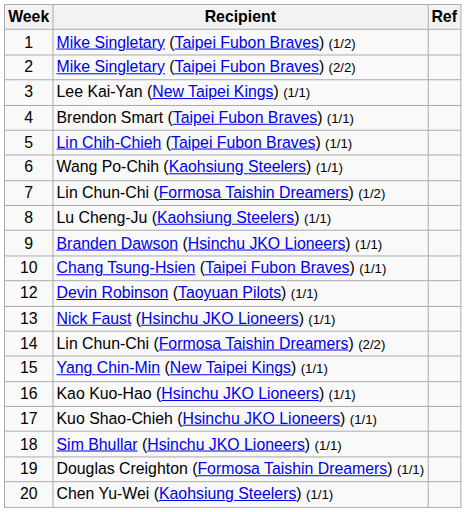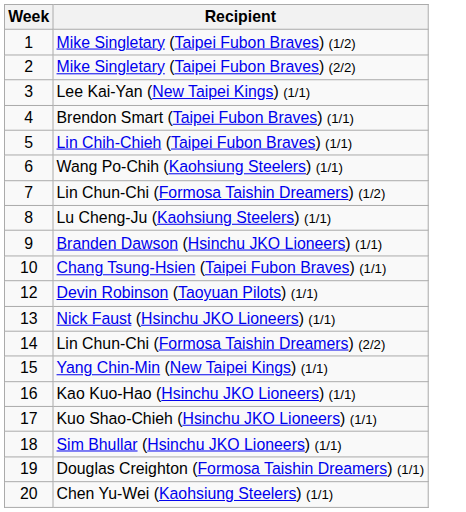- column: (444, 17)
